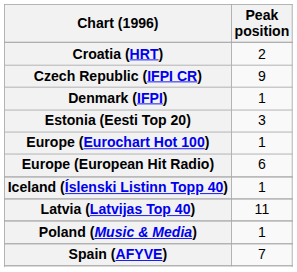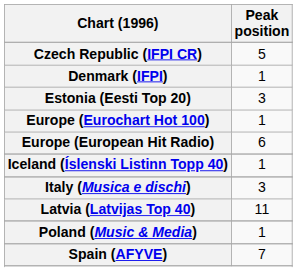- row: (118, 53)
(262, 76) 9 -> (262, 53) 5
+ row: (118, 187)
